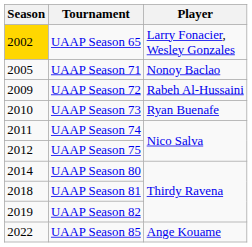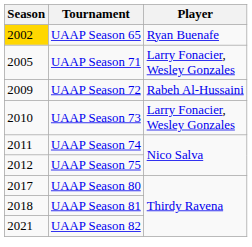(191, 42) Larry Fonacier, Wesley Gonzales -> (183, 34) Ryan Buenafe
(183, 69) Nonoy Baclao -> (191, 62) Larry Fonacier, Wesley Gonzales
(183, 110) Ryan Buenafe -> (191, 117) Larry Fonacier, Wesley Gonzales
(20, 171) 2014 -> (20, 185) 2017
(20, 211) 2019 -> (20, 226) 2021
- row: (96, 232)
